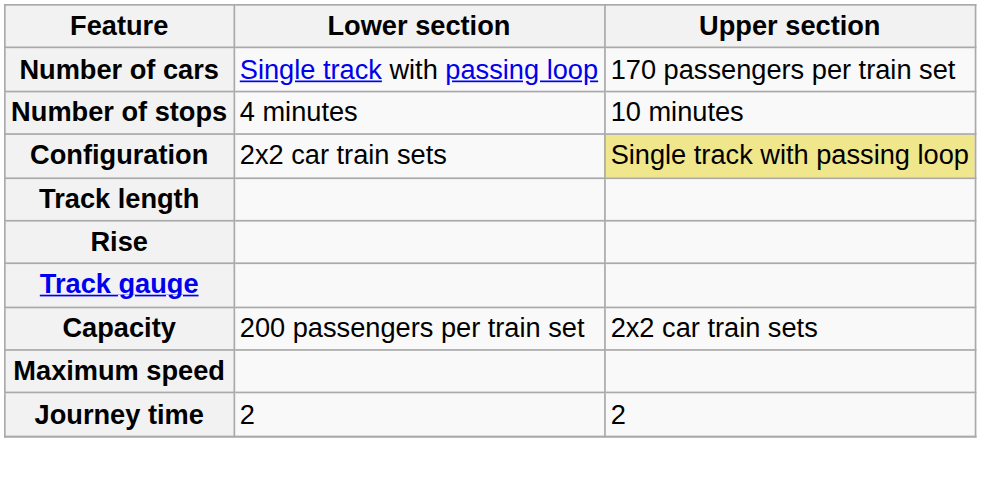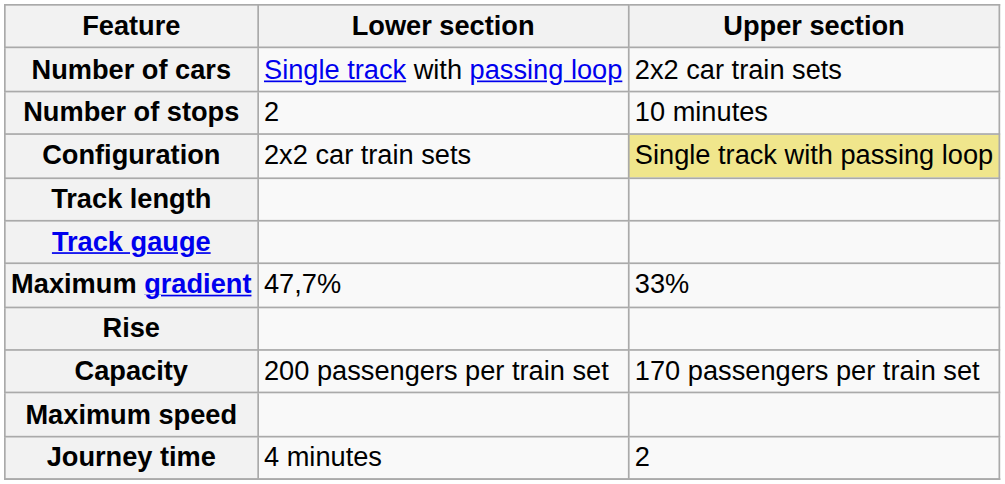(783, 69) 170 passengers per train set -> (738, 69) 2x2 car train sets
(299, 112) 4 minutes -> (272, 112) 2
rows swapped: (119, 241) <-> (119, 284)
+ row: (131, 284)
(714, 328) 2x2 car train sets -> (807, 371) 170 passengers per train set
(247, 414) 2 -> (323, 457) 4 minutes
